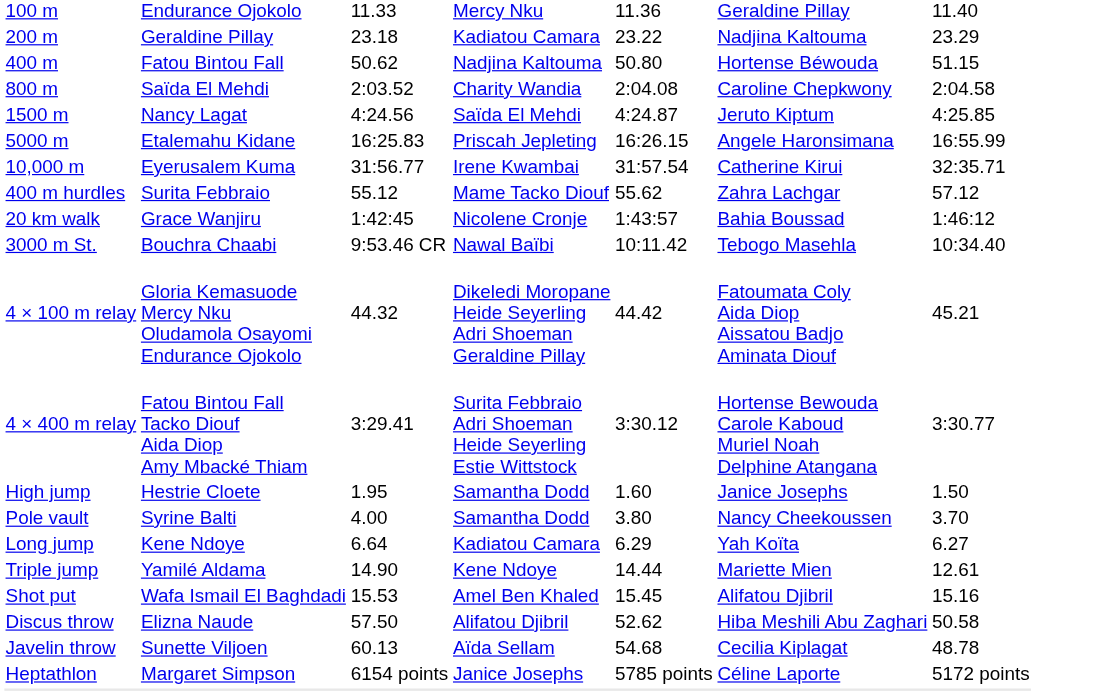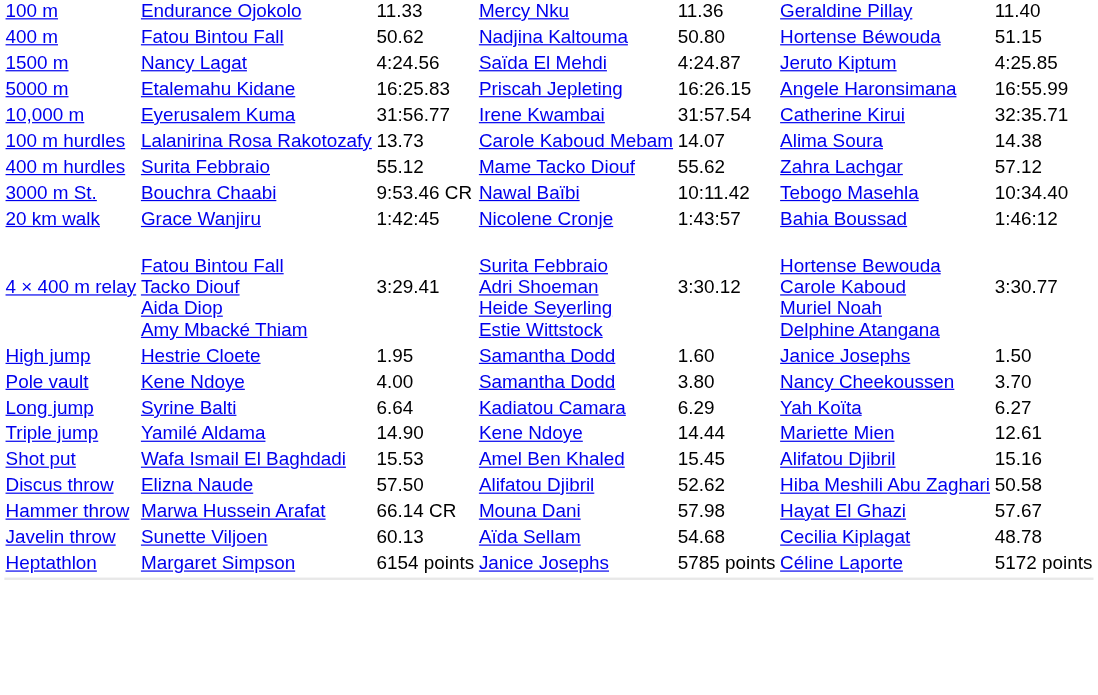- row: (32, 37)
- row: (32, 88)
+ row: (65, 140)
rows swapped: (51, 244) <-> (53, 218)
- row: (71, 313)
(189, 518) Syrine Balti -> (193, 381) Kene Ndoye
(193, 544) Kene Ndoye -> (189, 407) Syrine Balti
+ row: (67, 511)
